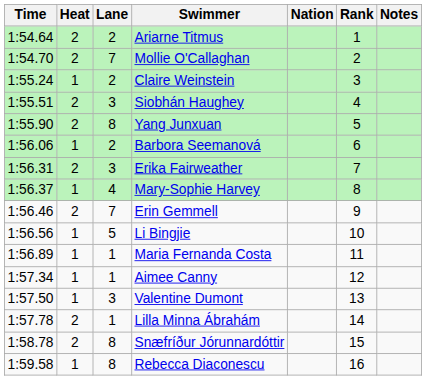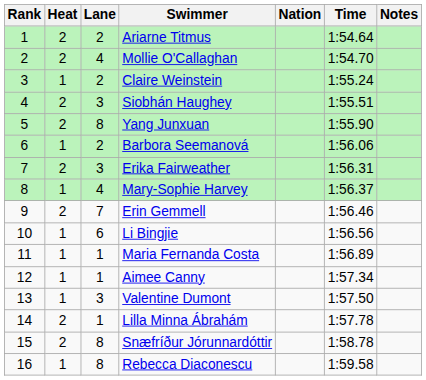columns swapped: (357, 15) <-> (31, 15)
(112, 59) 7 -> (100, 59) 4
(112, 233) 5 -> (100, 233) 6
